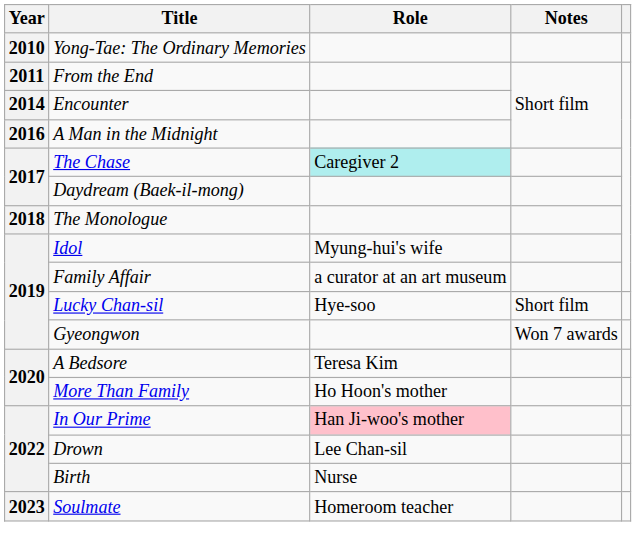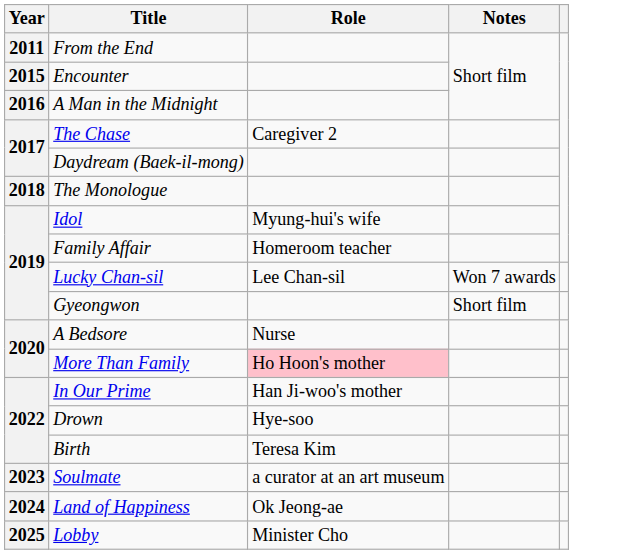- row: (180, 47)
(27, 104) 2014 -> (27, 76) 2015
(357, 162) paleturquoise background -> (295, 133) no background
(410, 276) a curator at an art museum -> (322, 248) Homeroom teacher
(345, 305) Hye-soo -> (299, 276) Lee Chan-sil
(552, 305) Short film -> (504, 276) Won 7 awards
(566, 334) Won 7 awards -> (490, 305) Short film
(356, 362) Teresa Kim -> (274, 334) Nurse
(381, 391) no background -> (319, 362) pink background
(389, 420) pink background -> (327, 391) no background
(361, 448) Lee Chan-sil -> (283, 420) Hye-soo
(336, 477) Nurse -> (294, 448) Teresa Kim
(384, 506) Homeroom teacher -> (348, 477) a curator at an art museum
+ row: (122, 506)
+ row: (76, 534)
